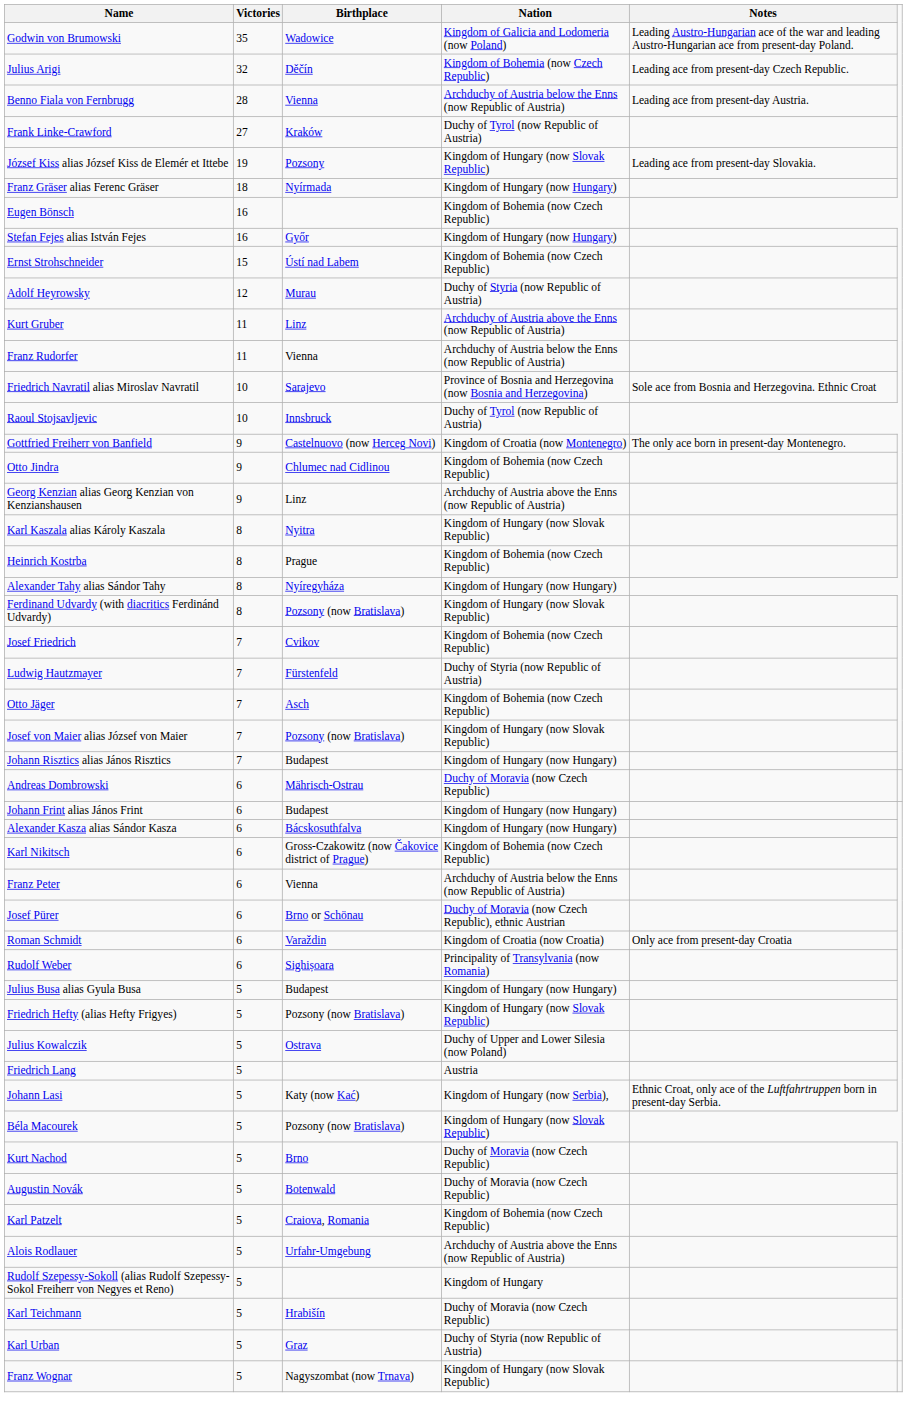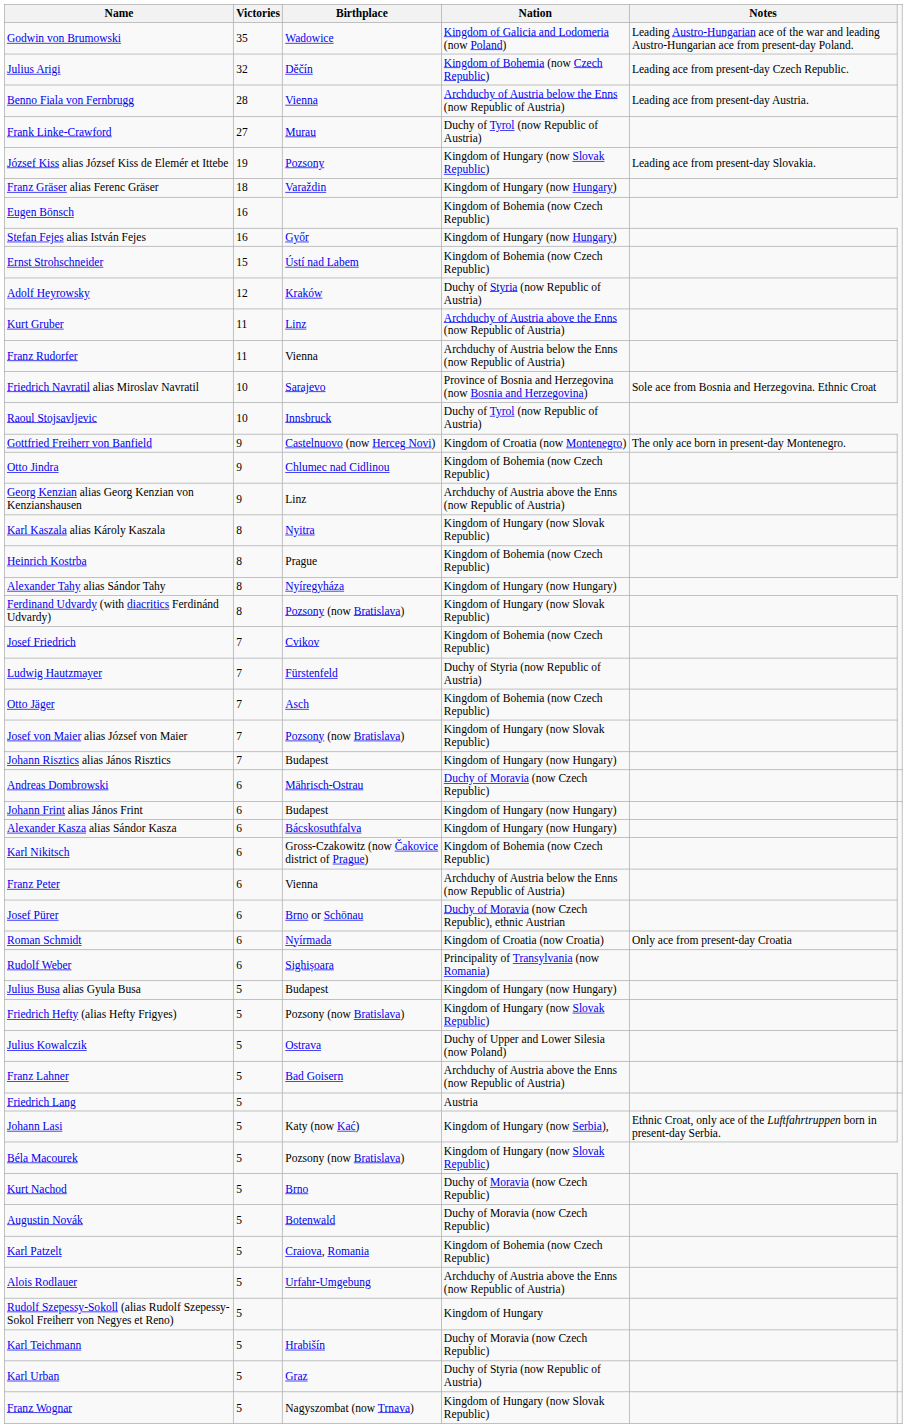(304, 132) Kraków -> (301, 132) Murau
(308, 188) Nyírmada -> (306, 188) Varaždin
(301, 293) Murau -> (304, 293) Kraków
(306, 940) Varaždin -> (308, 940) Nyírmada
+ row: (38, 1077)
